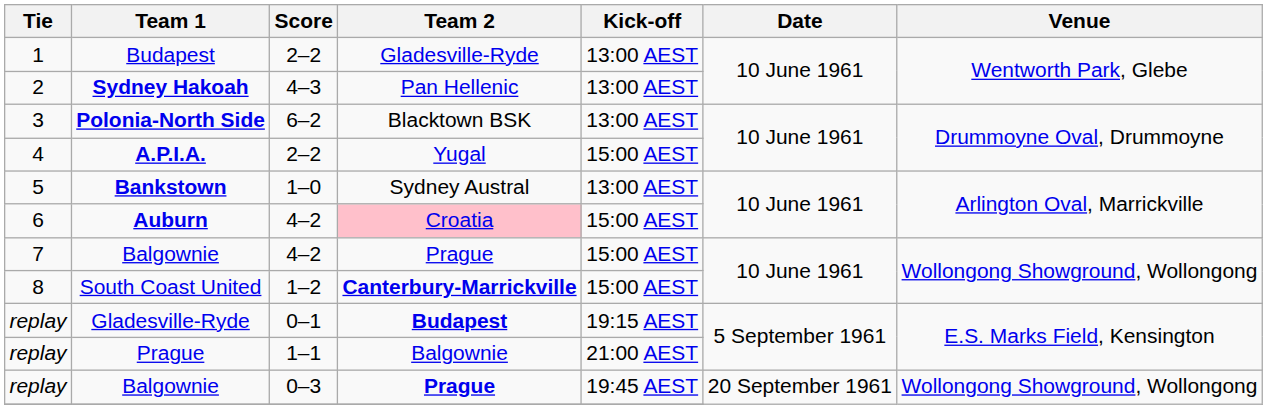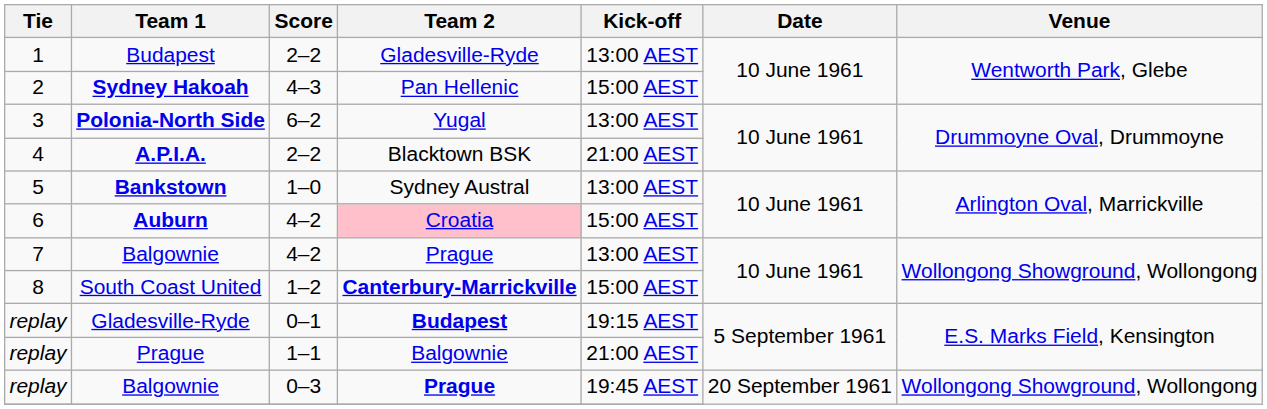(642, 87) 13:00 AEST -> (642, 87) 15:00 AEST
(460, 120) Blacktown BSK -> (460, 120) Yugal
(460, 154) Yugal -> (460, 154) Blacktown BSK
(642, 154) 15:00 AEST -> (642, 154) 21:00 AEST
(642, 253) 15:00 AEST -> (642, 253) 13:00 AEST
